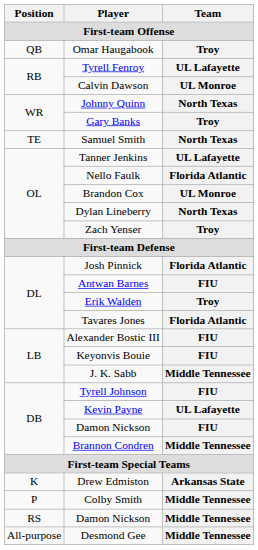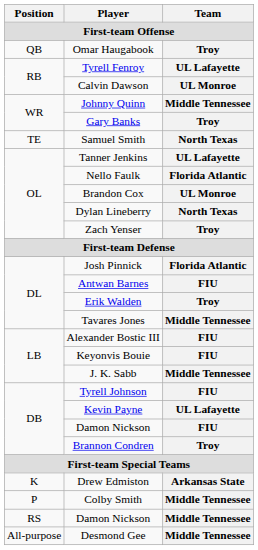(208, 103) North Texas -> (208, 103) Middle Tennessee
(208, 319) Florida Atlantic -> (208, 319) Middle Tennessee
(208, 445) Middle Tennessee -> (208, 445) Troy
